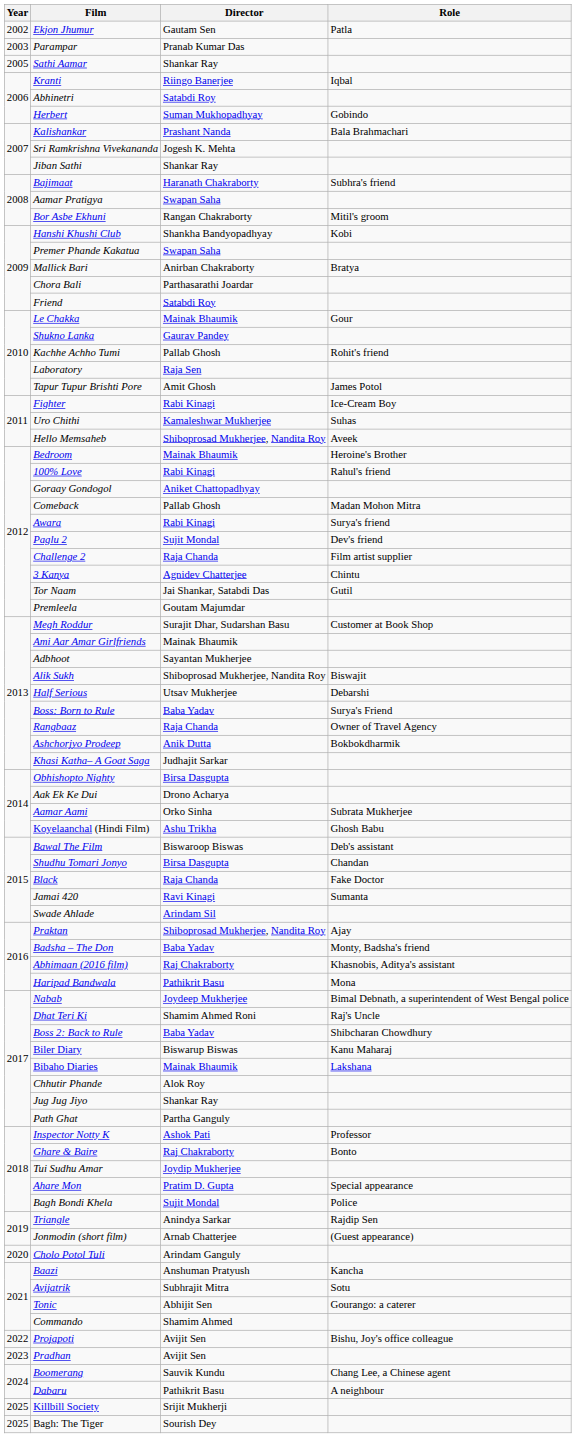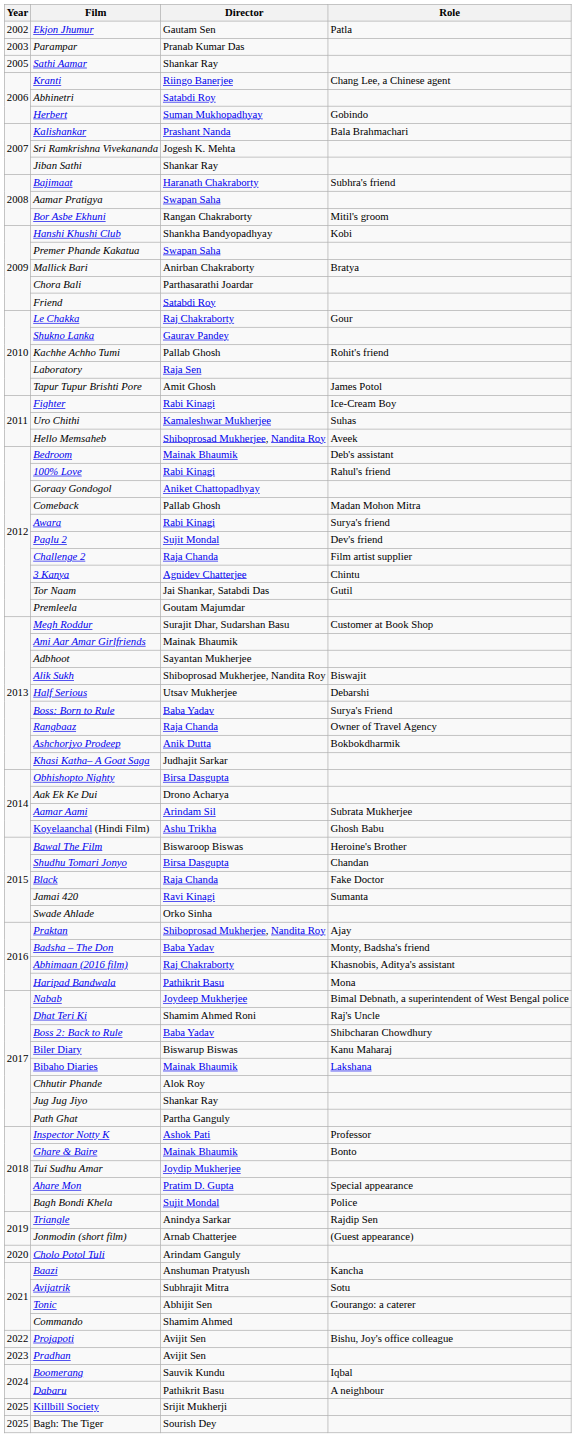(342, 81) Iqbal -> (390, 81) Chang Lee, a Chinese agent
(200, 319) Mainak Bhaumik -> (199, 319) Raj Chakraborty
(369, 455) Heroine's Brother -> (362, 455) Deb's assistant
(188, 812) Orko Sinha -> (189, 812) Arindam Sil
(362, 846) Deb's assistant -> (369, 846) Heroine's Brother
(189, 914) Arindam Sil -> (188, 914) Orko Sinha
(199, 1152) Raj Chakraborty -> (200, 1152) Mainak Bhaumik
(390, 1373) Chang Lee, a Chinese agent -> (342, 1373) Iqbal
